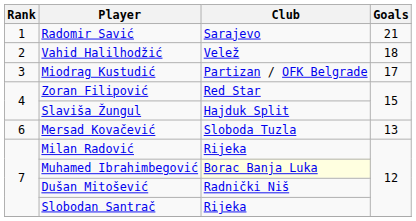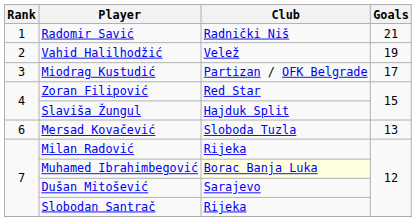(232, 33) Sarajevo -> (246, 33) Radnički Niš
(391, 53) 18 -> (391, 53) 19
(246, 188) Radnički Niš -> (232, 188) Sarajevo
